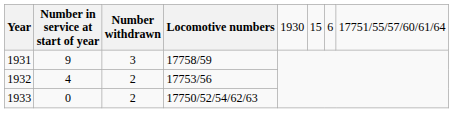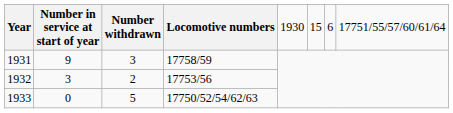(68, 79) 4 -> (68, 79) 3
(133, 98) 2 -> (133, 98) 5
